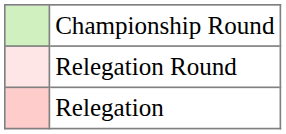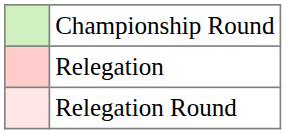rows swapped: (146, 66) <-> (109, 107)
